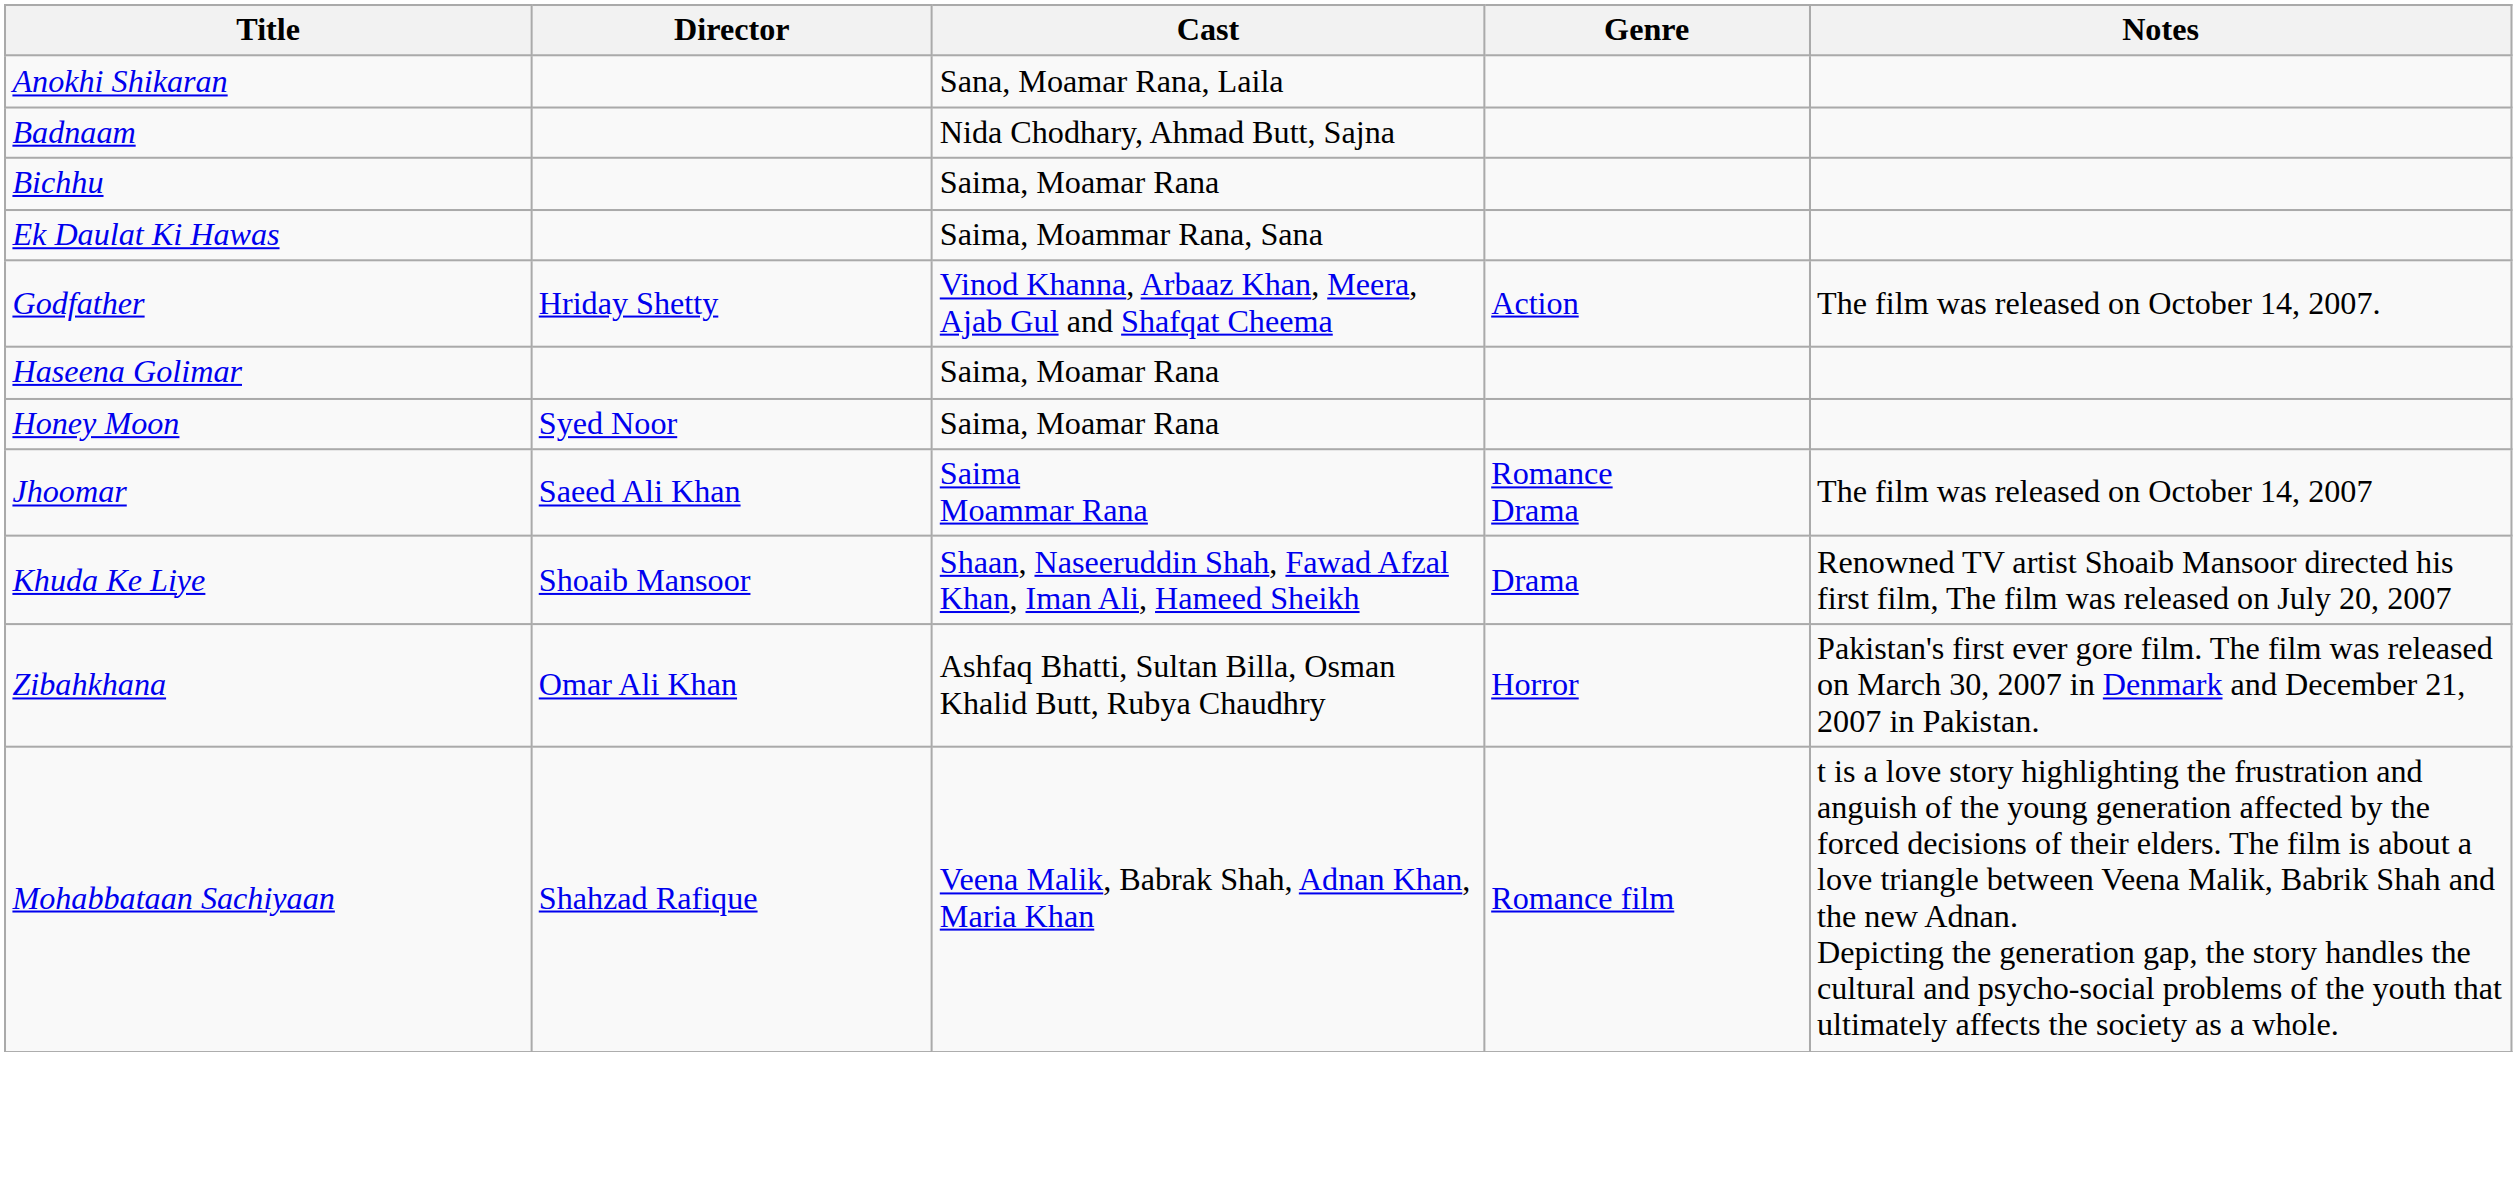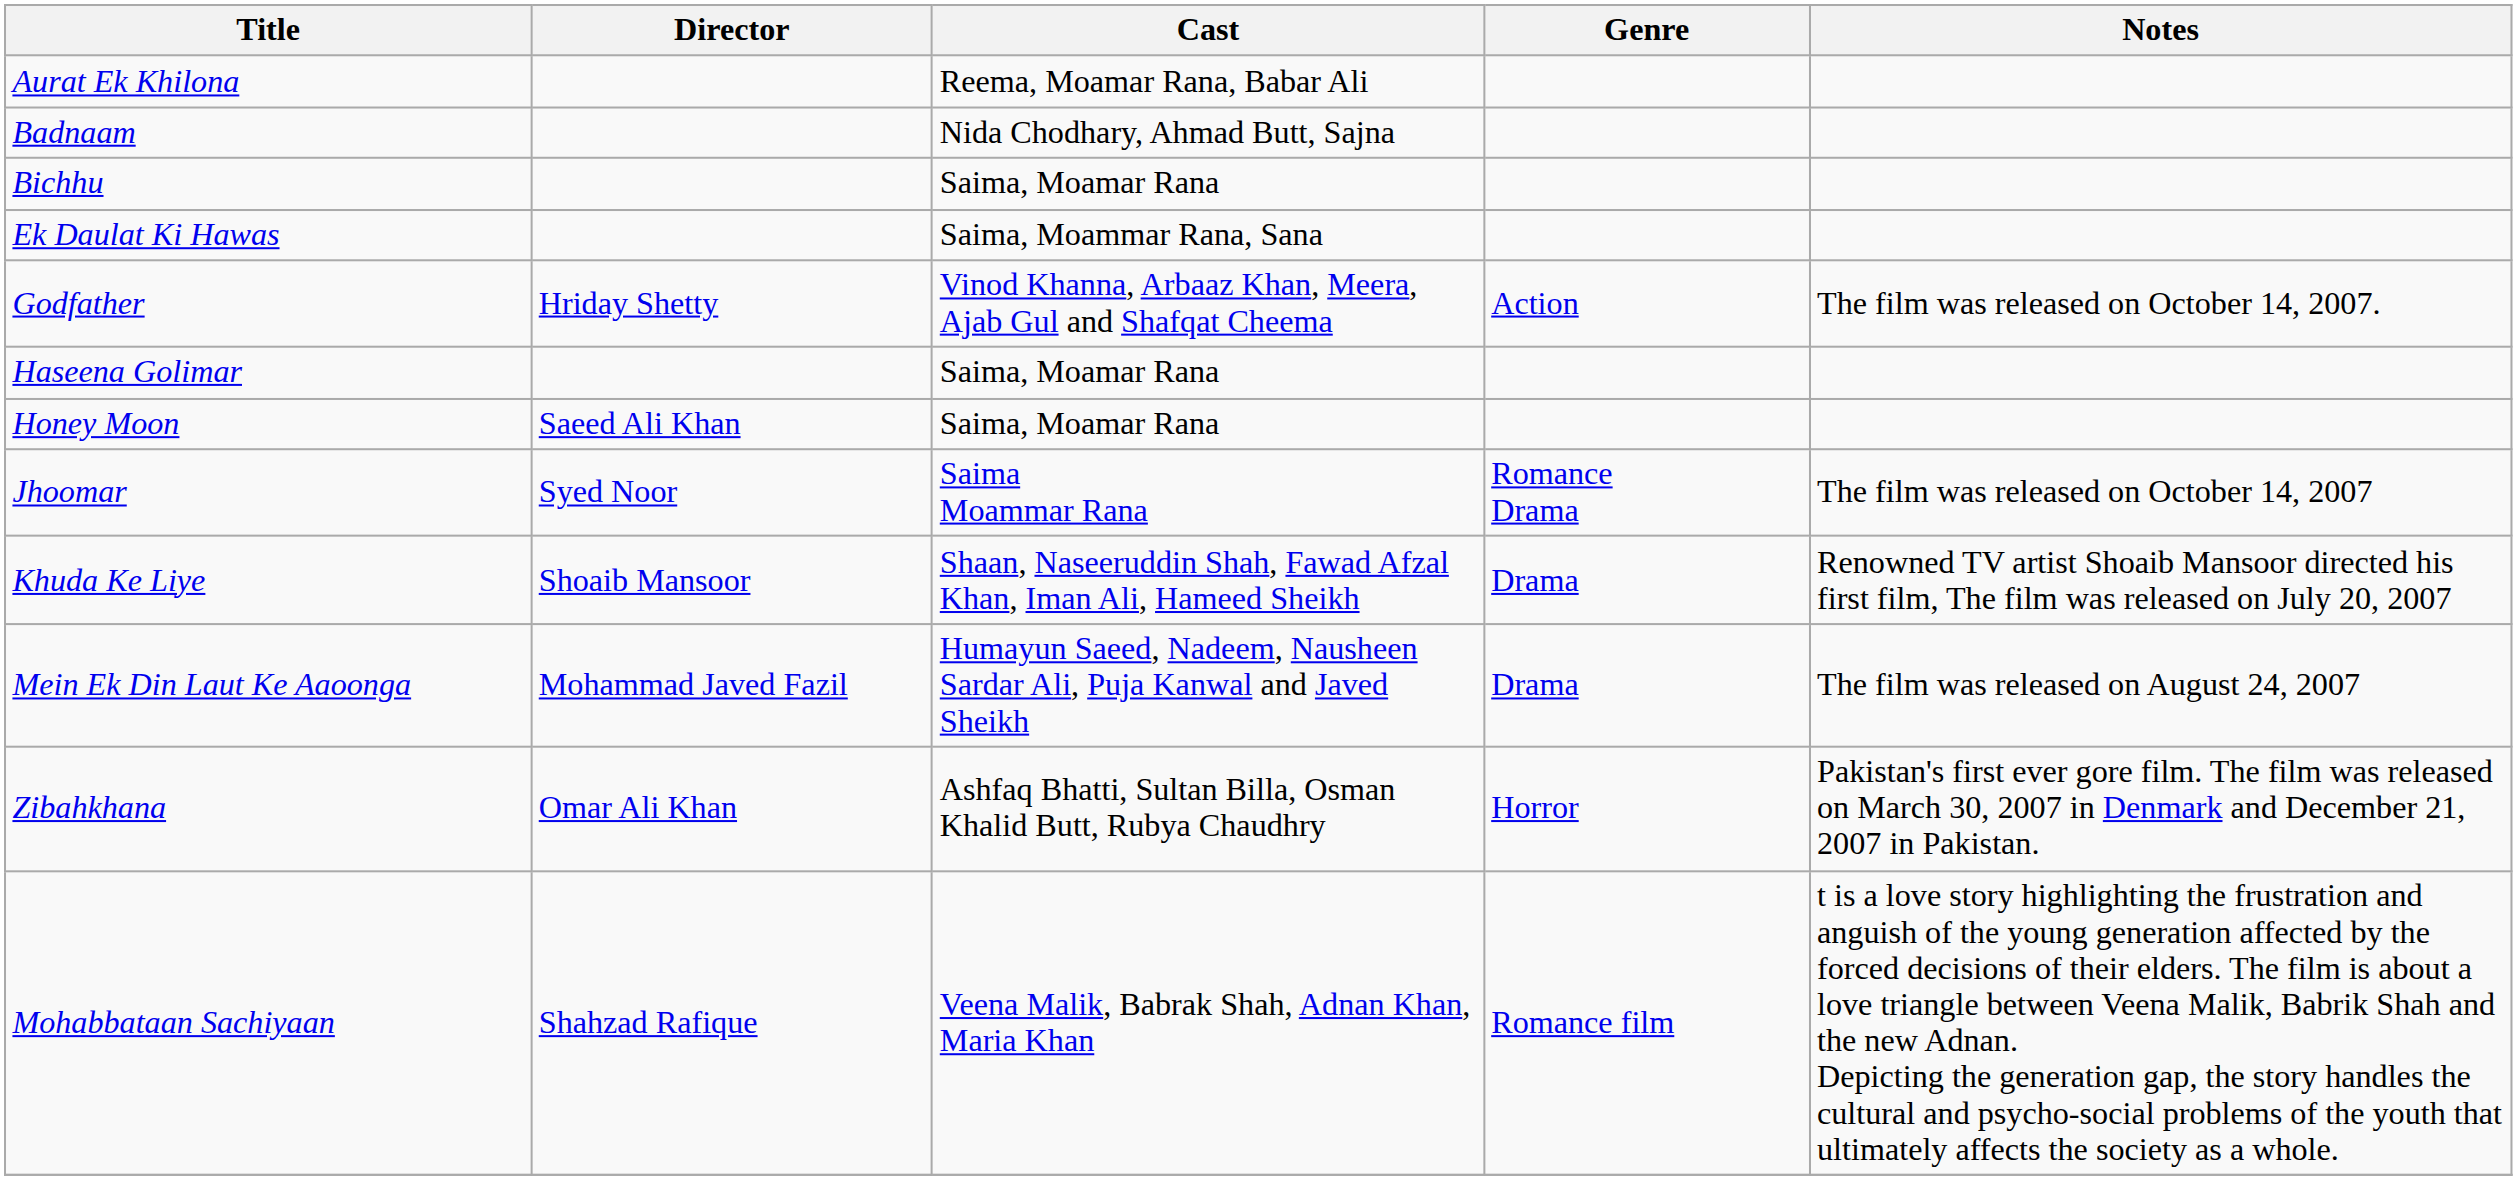- row: (120, 81)
+ row: (126, 81)
(608, 423) Syed Noor -> (640, 423) Saeed Ali Khan
(640, 492) Saeed Ali Khan -> (608, 492) Syed Noor
+ row: (212, 684)
